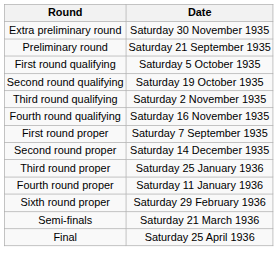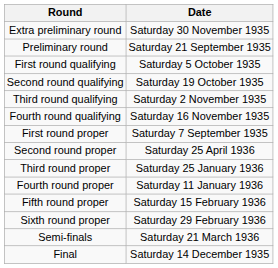(200, 151) Saturday 14 December 1935 -> (200, 151) Saturday 25 April 1936
+ row: (65, 202)
(200, 237) Saturday 25 April 1936 -> (200, 254) Saturday 14 December 1935
